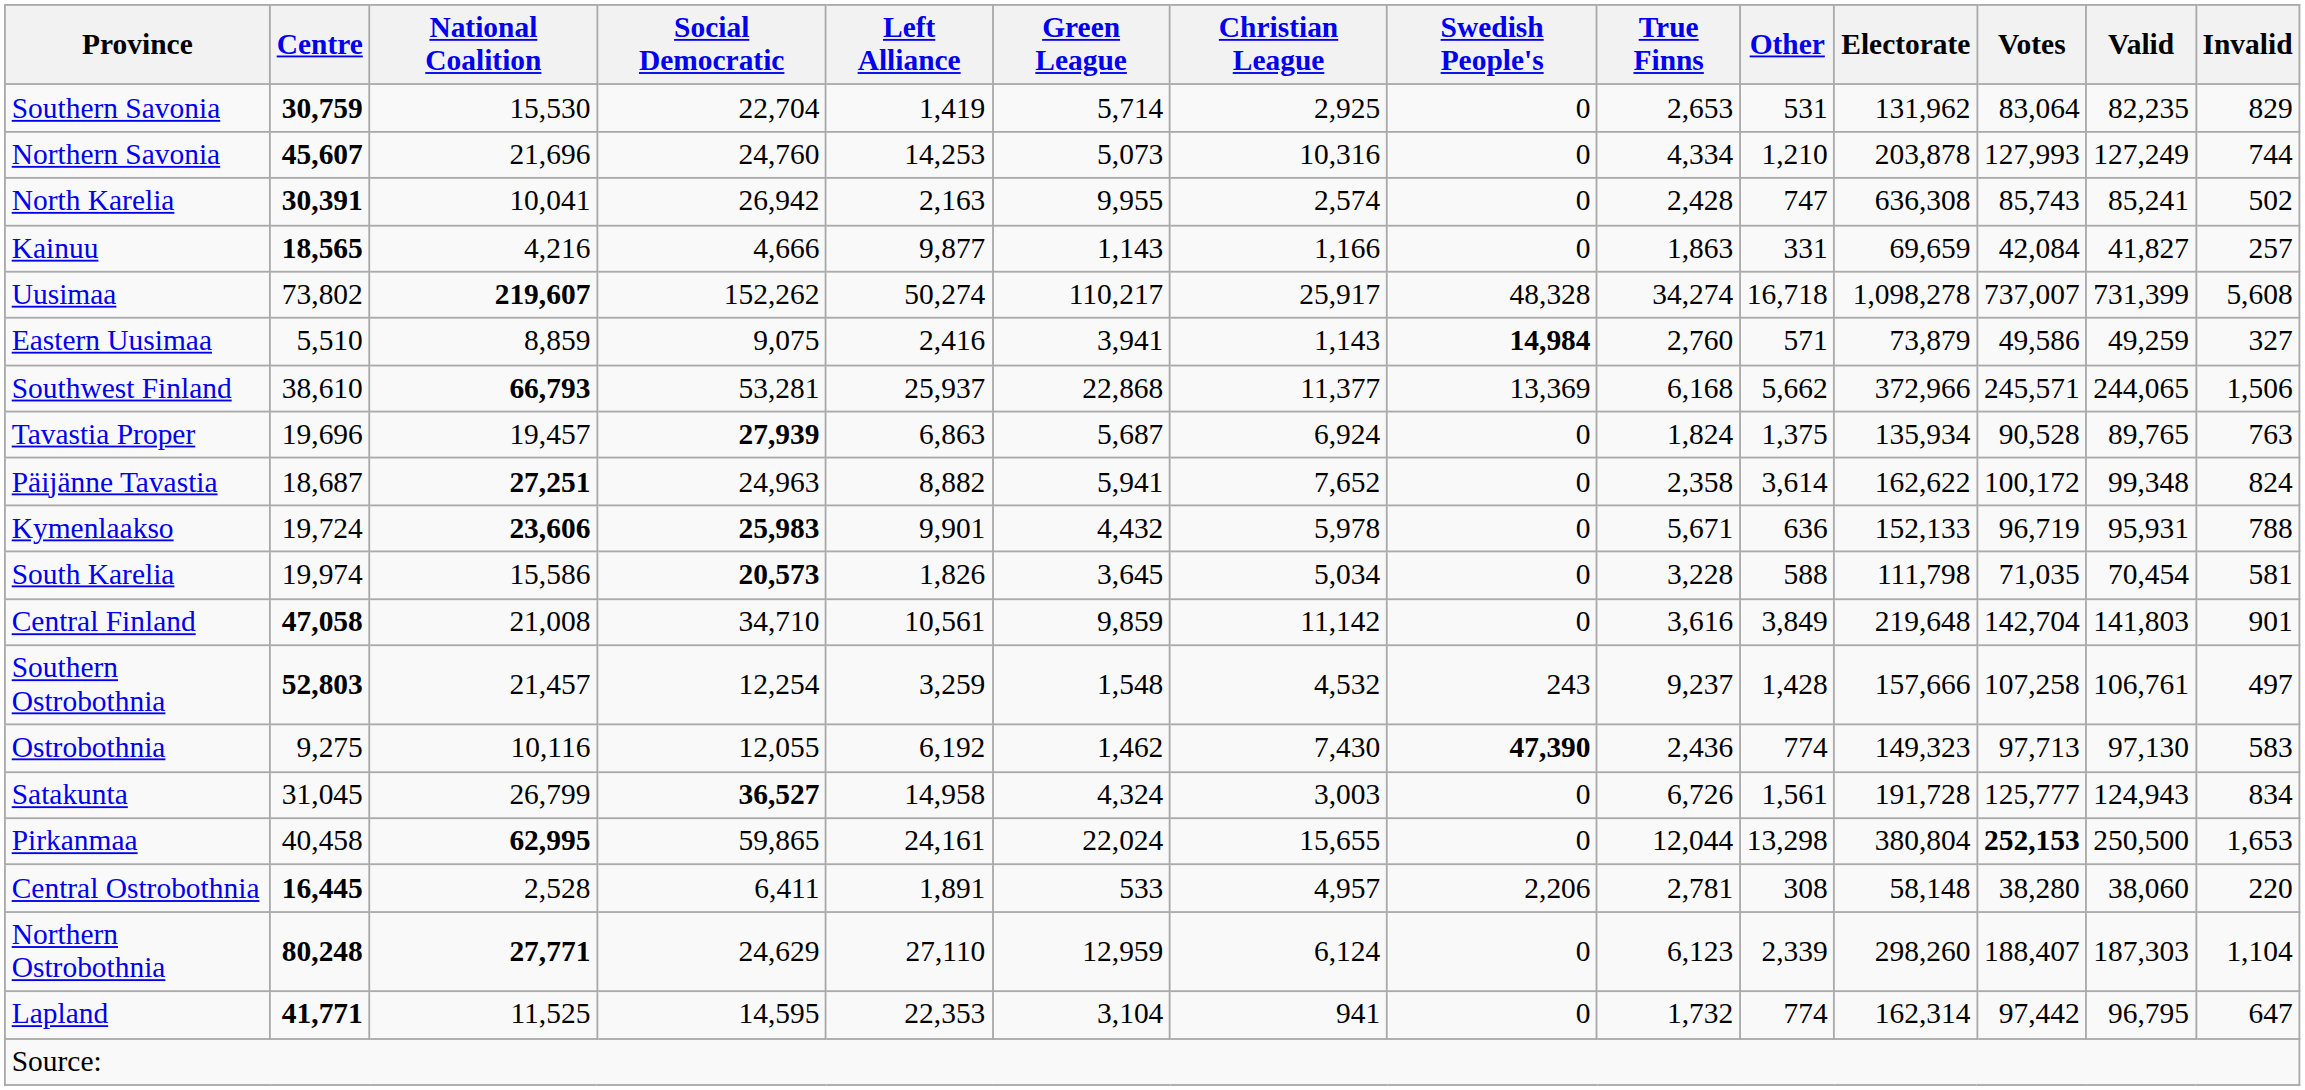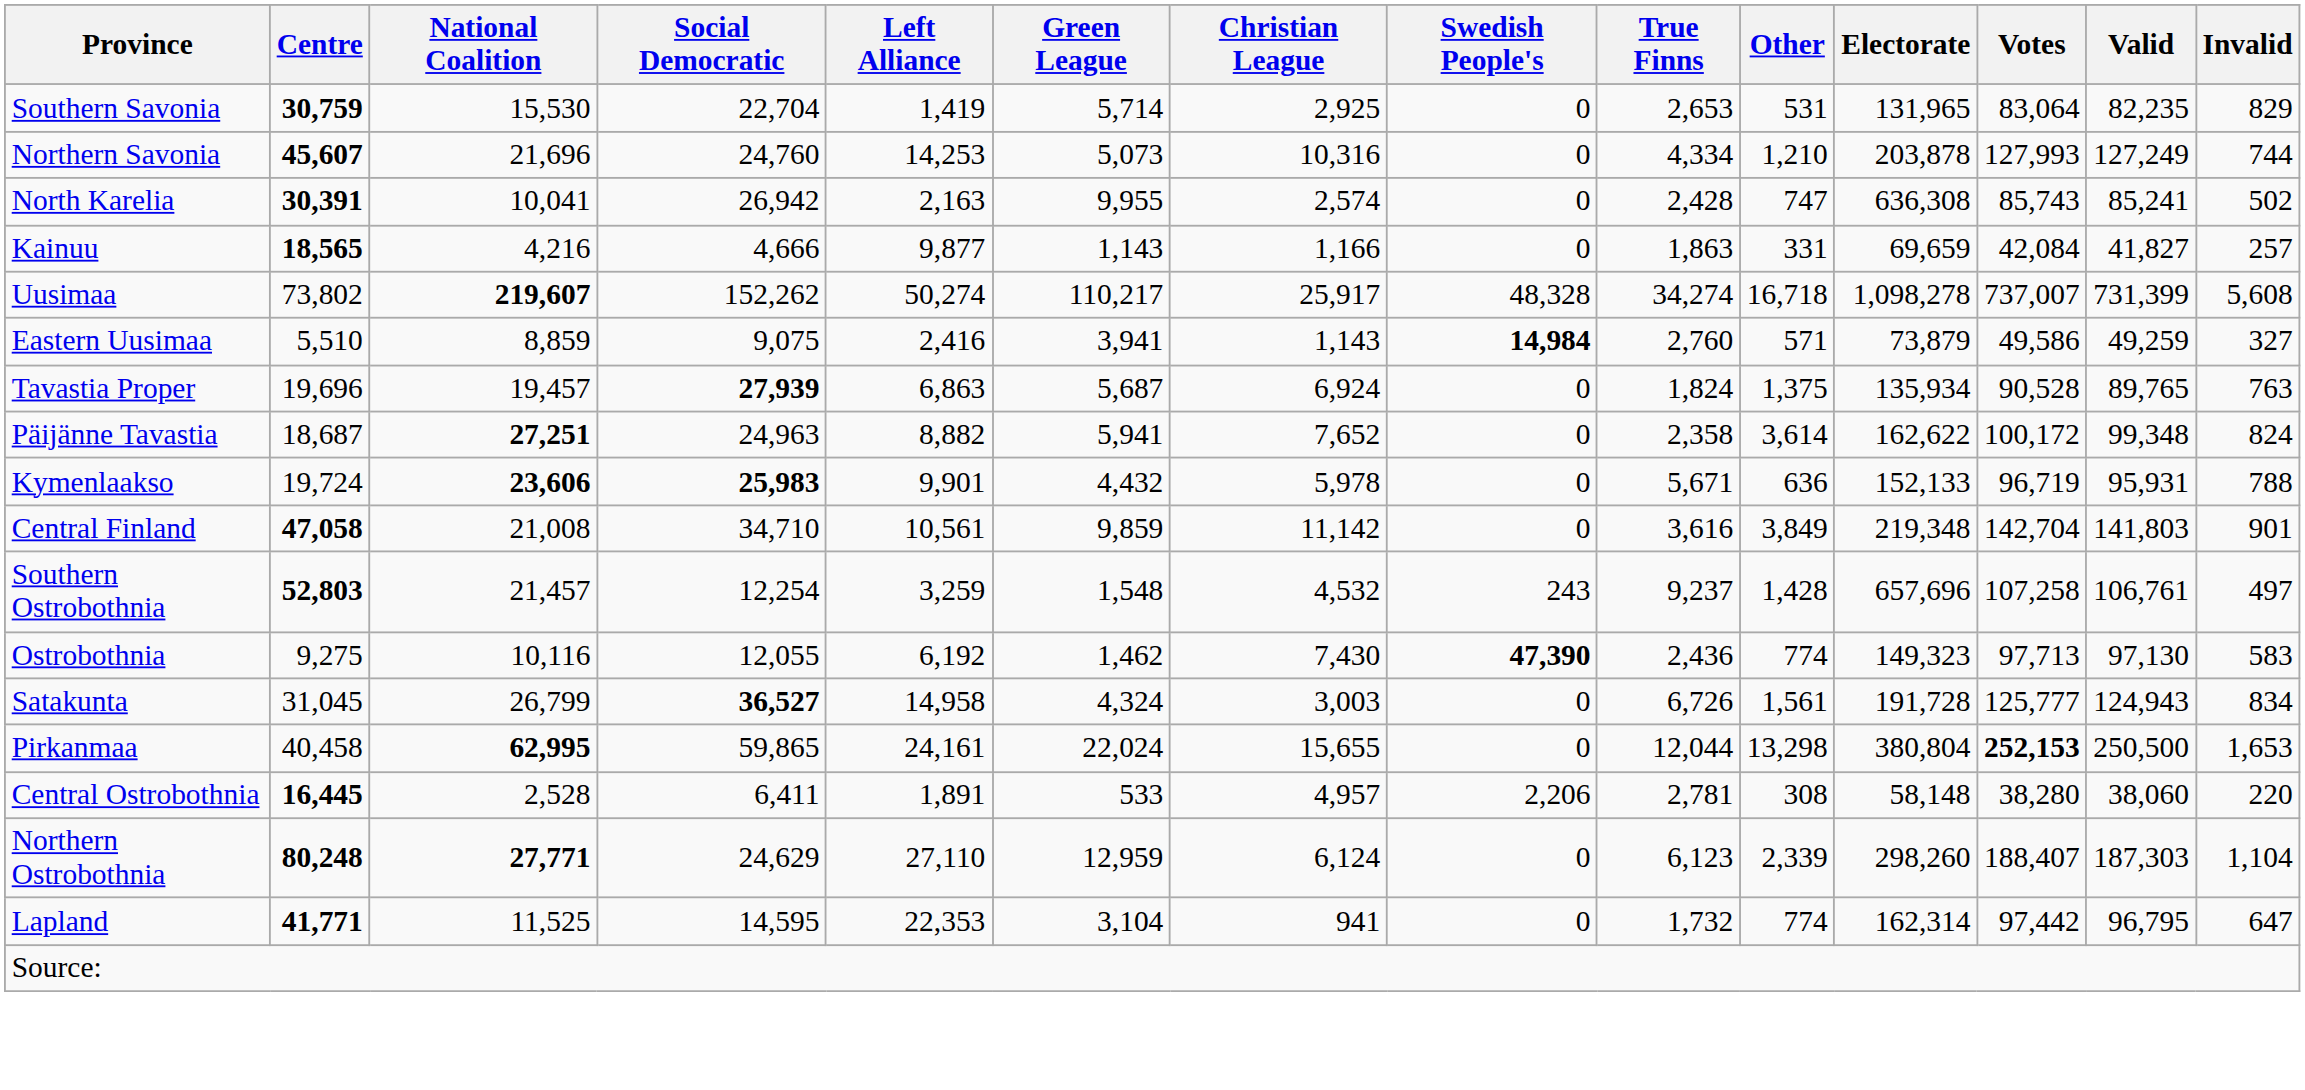(1923, 107) 131,962 -> (1923, 107) 131,965
- row: (122, 387)
- row: (93, 574)
(1923, 621) 219,648 -> (1923, 527) 219,348
(1923, 684) 157,666 -> (1923, 591) 657,696
